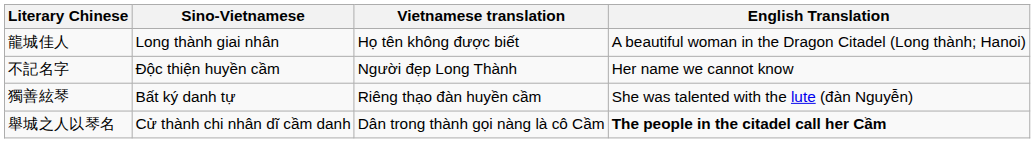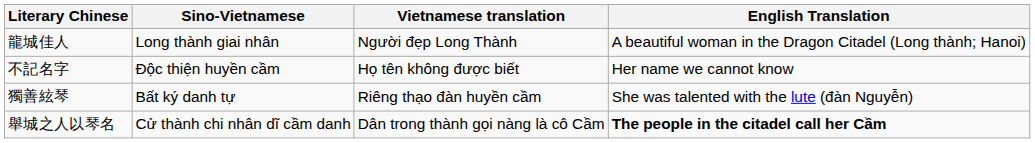(438, 42) Họ tên không được biết -> (437, 42) Người đẹp Long Thành
(437, 69) Người đẹp Long Thành -> (438, 69) Họ tên không được biết
